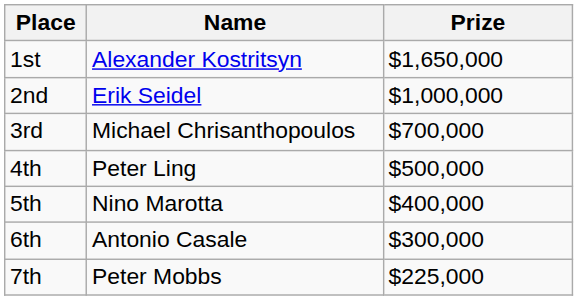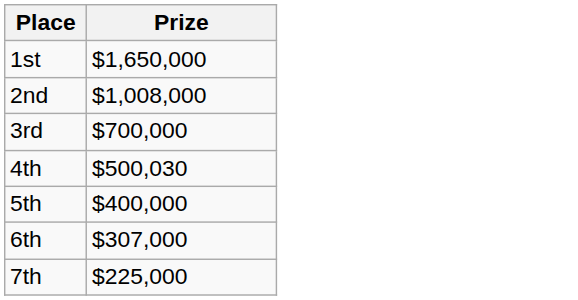- column: (235, 22)
(446, 95) $1,000,000 -> (149, 95) $1,008,000
(436, 167) $500,000 -> (140, 167) $500,030
(436, 240) $300,000 -> (140, 240) $307,000
